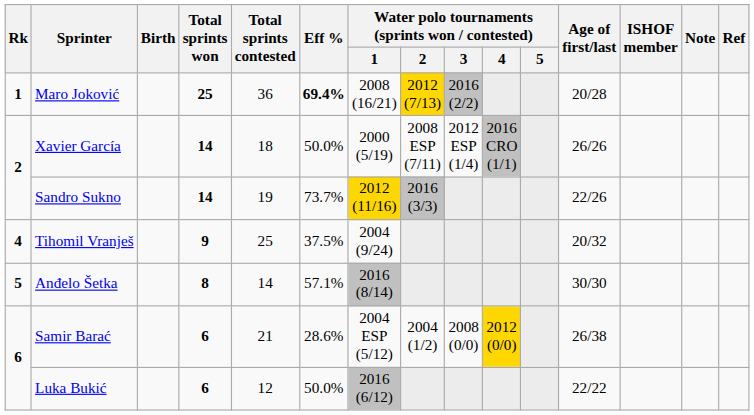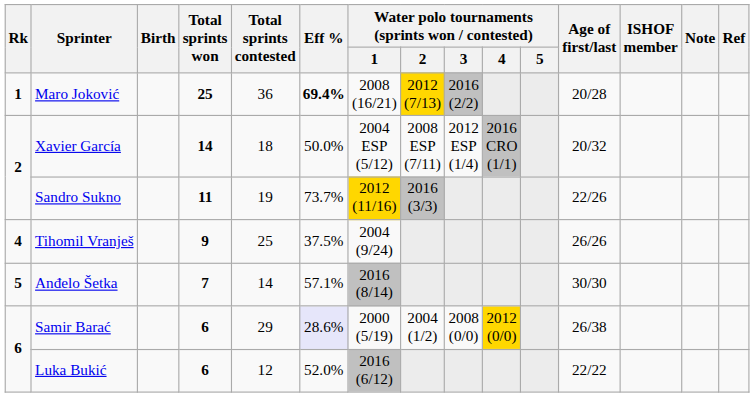(374, 145) 2000 (5/19) -> (374, 145) 2004 ESP (5/12)
(589, 145) 26/26 -> (589, 145) 20/32
(205, 197) 14 -> (205, 197) 11
(589, 240) 20/32 -> (589, 240) 26/26
(205, 283) 8 -> (205, 283) 7
(265, 335) 21 -> (265, 326) 29
(324, 335) no background -> (324, 326) lavender background
(374, 335) 2004 ESP (5/12) -> (374, 326) 2000 (5/19)
(324, 387) 50.0% -> (324, 370) 52.0%
